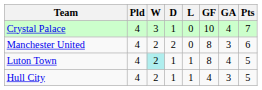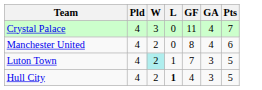- column: (173, 12)
(209, 28) 10 -> (191, 28) 11
(228, 45) 3 -> (211, 45) 4
(209, 61) 8 -> (191, 61) 7
(228, 61) 4 -> (211, 61) 3
(191, 77) normal -> (173, 77) bold
